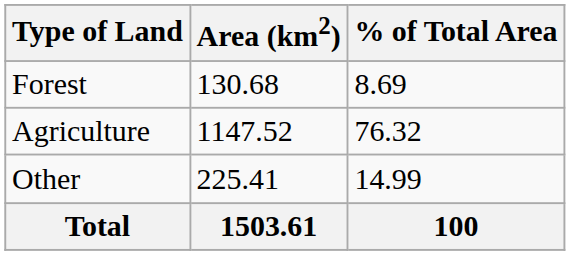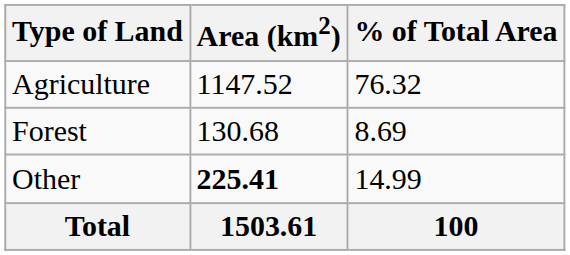rows swapped: (81, 131) <-> (50, 83)
(238, 178) normal -> (238, 178) bold
